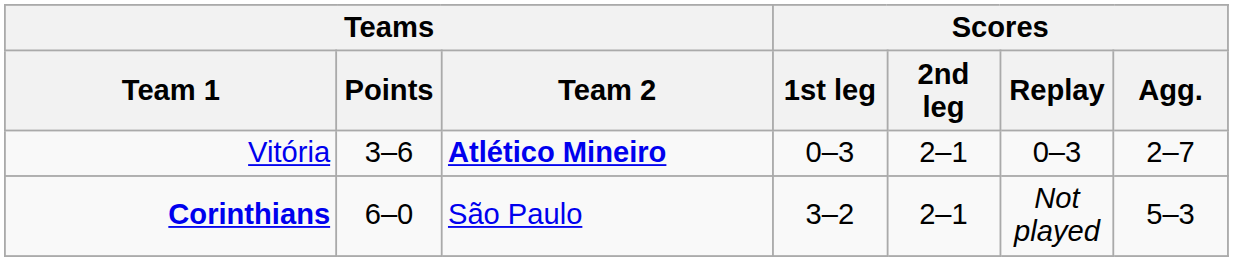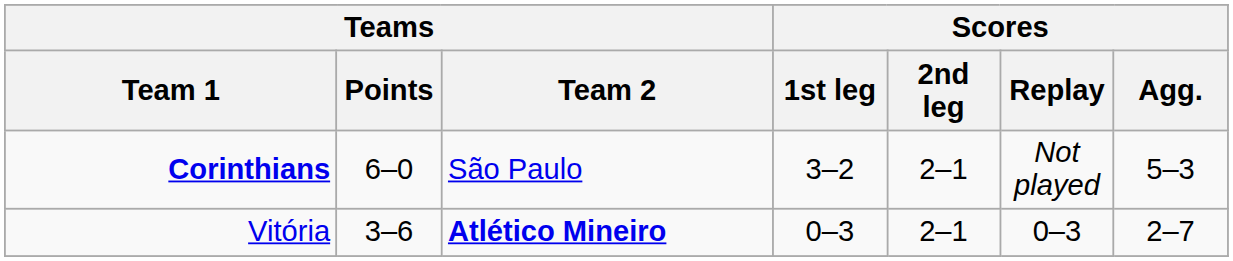rows swapped: (249, 215) <-> (289, 152)
